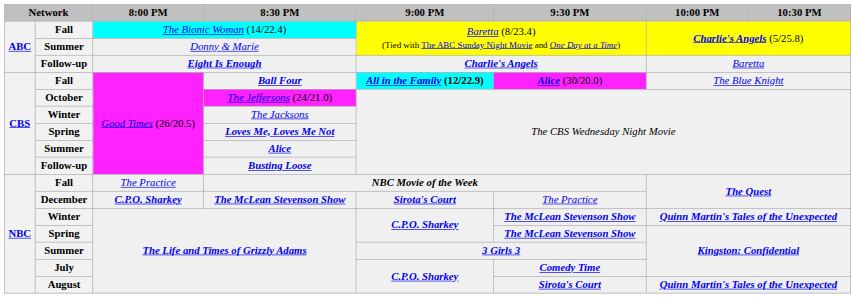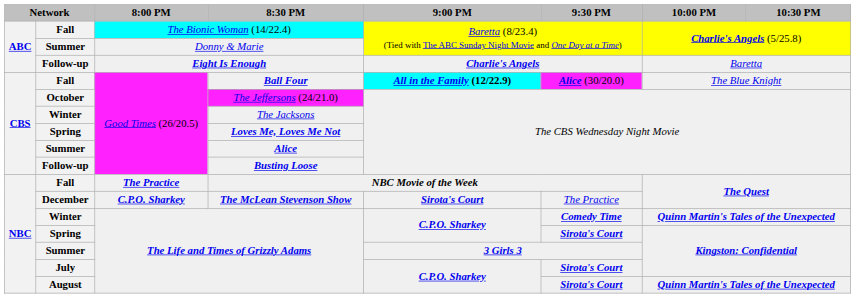(148, 183) normal -> (151, 183) bold
(570, 217) The McLean Stevenson Show -> (591, 217) Comedy Time
(570, 234) The McLean Stevenson Show -> (591, 234) Sirota's Court
(570, 268) Comedy Time -> (591, 268) Sirota's Court
